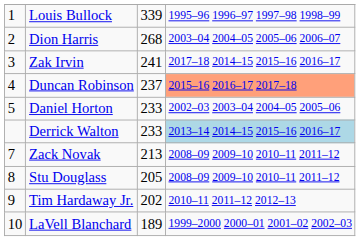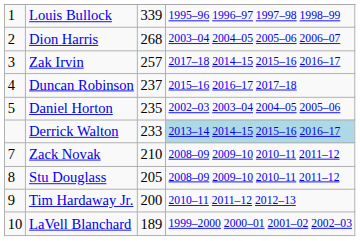(151, 62) 241 -> (151, 62) 257
(233, 85) lightsalmon background -> (233, 85) no background
(151, 108) 233 -> (151, 108) 235
(151, 154) 213 -> (151, 154) 210
(151, 200) 202 -> (151, 200) 200
